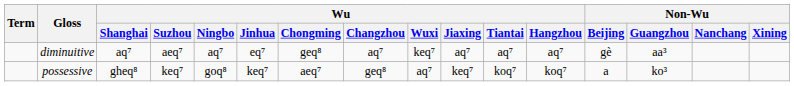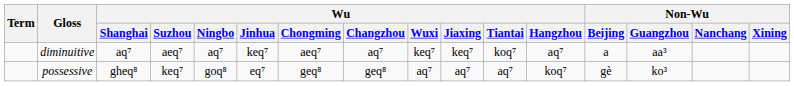(257, 52) eq⁷ -> (257, 52) keq⁷
(311, 52) geq⁸ -> (311, 52) aeq⁷
(462, 52) aq⁷ -> (462, 52) keq⁷
(505, 52) aq⁷ -> (505, 52) koq⁷
(606, 52) gè -> (606, 52) a
(257, 71) keq⁷ -> (257, 71) eq⁷
(311, 71) aeq⁷ -> (311, 71) geq⁸
(462, 71) keq⁷ -> (462, 71) aq⁷
(505, 71) koq⁷ -> (505, 71) aq⁷
(606, 71) a -> (606, 71) gè
